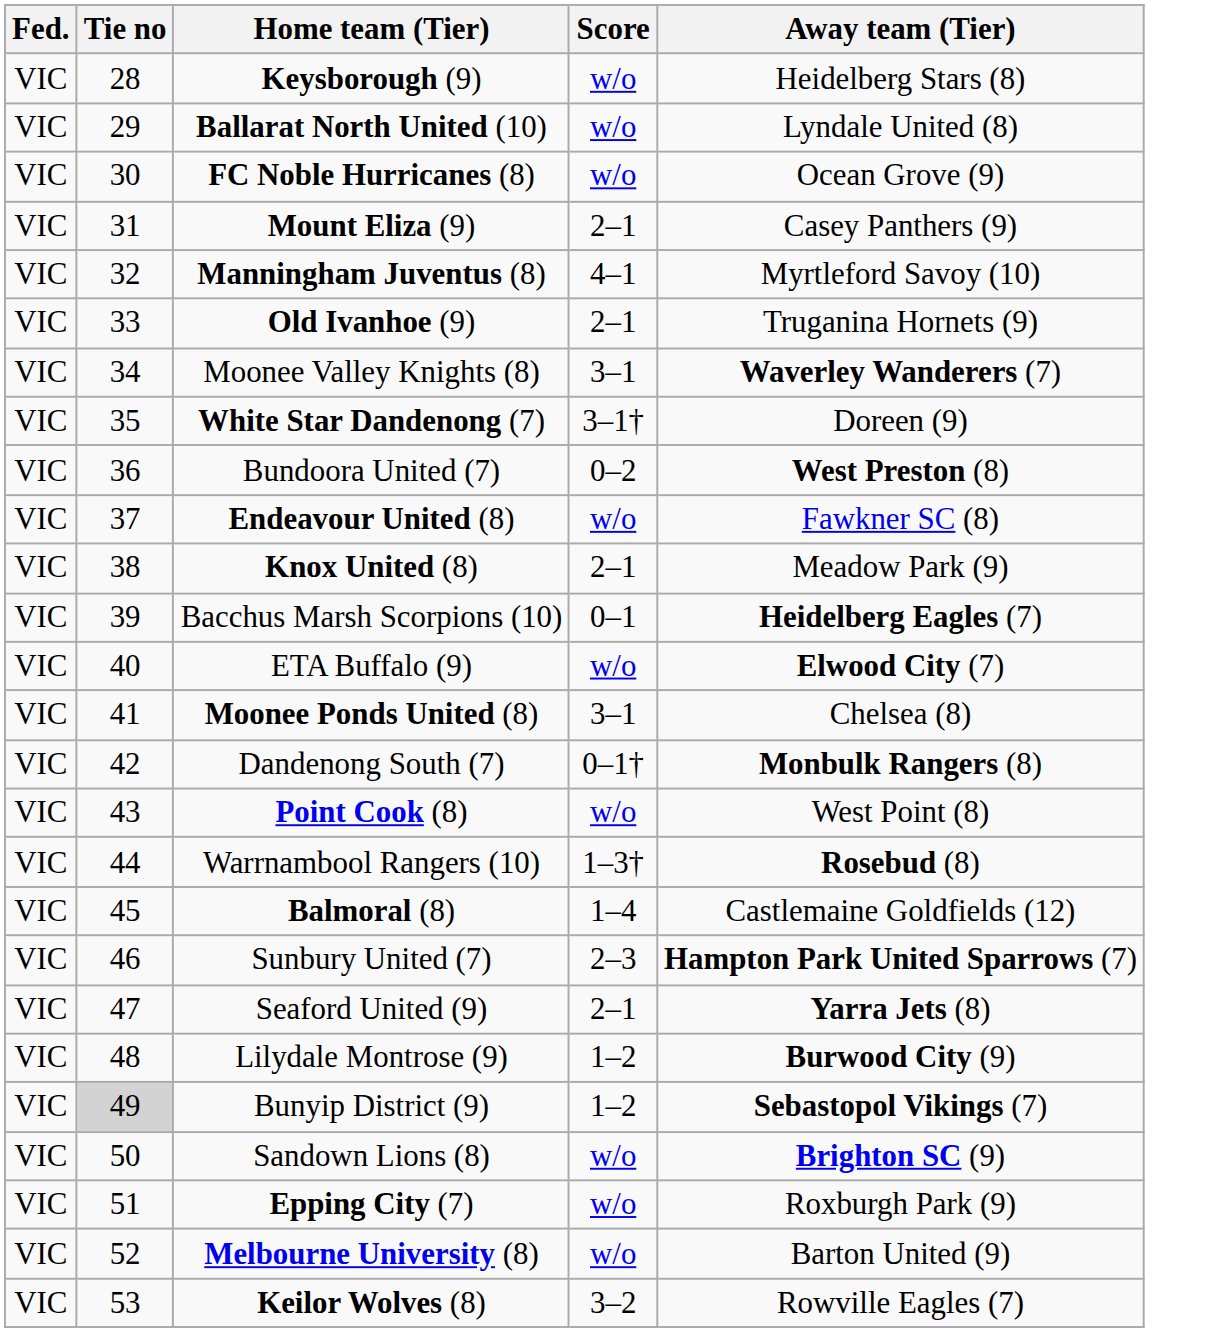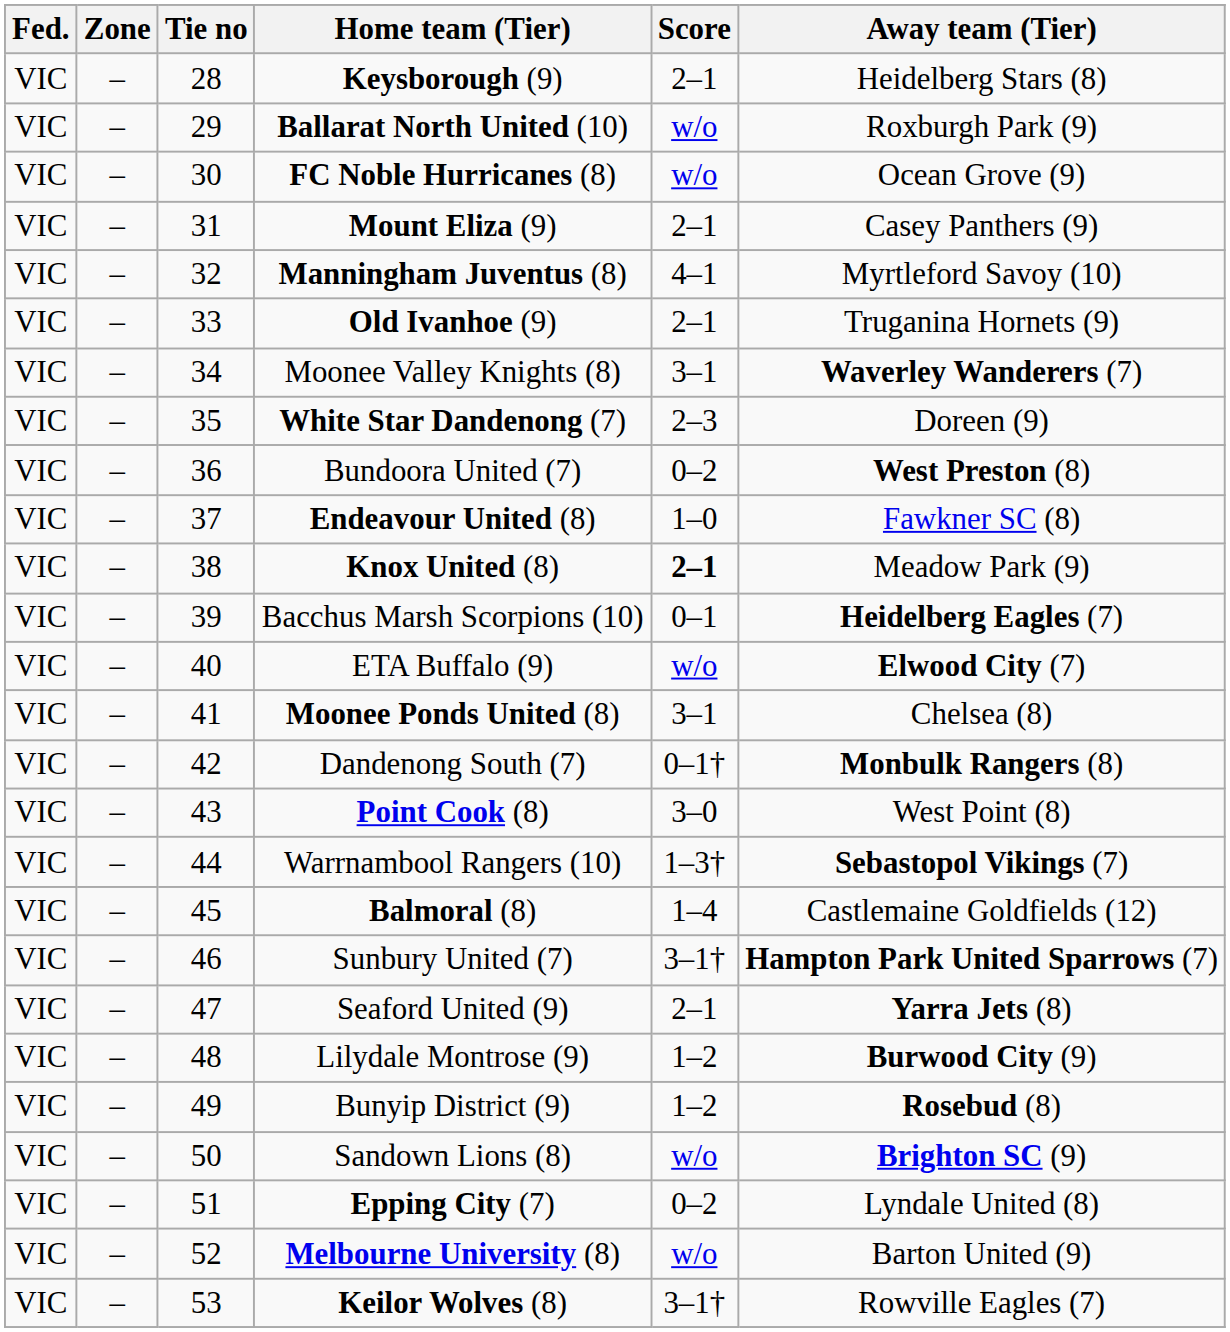+ column: (117, 28)
(613, 77) w/o -> (694, 77) 2–1
(900, 126) Lyndale United (8) -> (982, 126) Roxburgh Park (9)
(613, 420) 3–1† -> (694, 420) 2–3
(613, 518) w/o -> (694, 518) 1–0
(613, 567) normal -> (694, 567) bold
(613, 812) w/o -> (694, 812) 3–0
(900, 861) Rosebud (8) -> (982, 861) Sebastopol Vikings (7)
(613, 959) 2–3 -> (694, 959) 3–1†
(125, 1106) lightgrey background -> (206, 1106) no background
(900, 1106) Sebastopol Vikings (7) -> (982, 1106) Rosebud (8)
(613, 1204) w/o -> (694, 1204) 0–2
(900, 1204) Roxburgh Park (9) -> (982, 1204) Lyndale United (8)
(613, 1302) 3–2 -> (694, 1302) 3–1†
